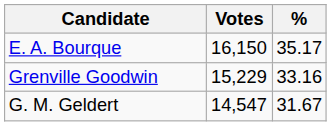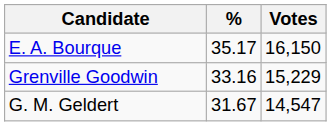columns swapped: (239, 18) <-> (299, 18)
